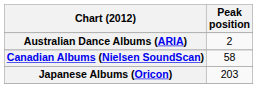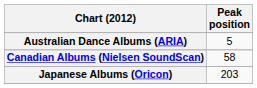(230, 41) 2 -> (230, 41) 5
